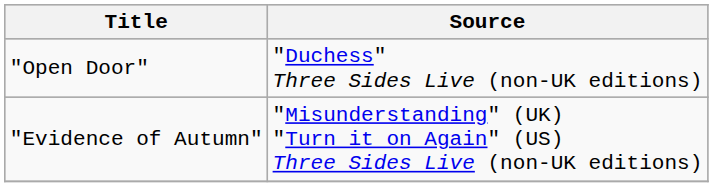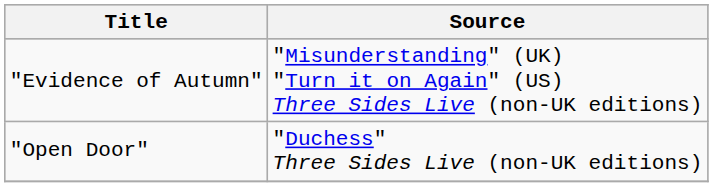rows swapped: (136, 139) <-> (79, 68)
